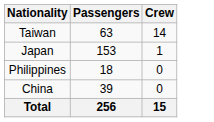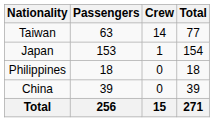+ column: (193, 13)
